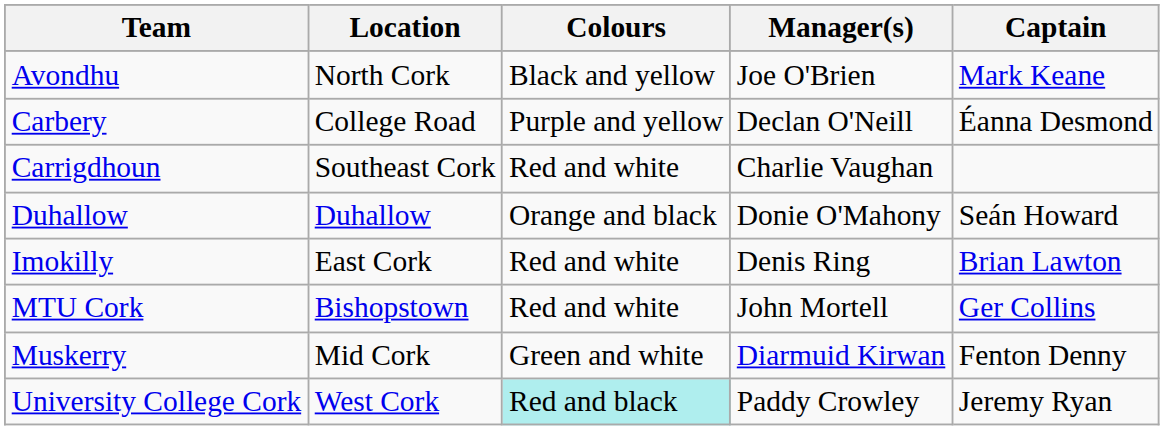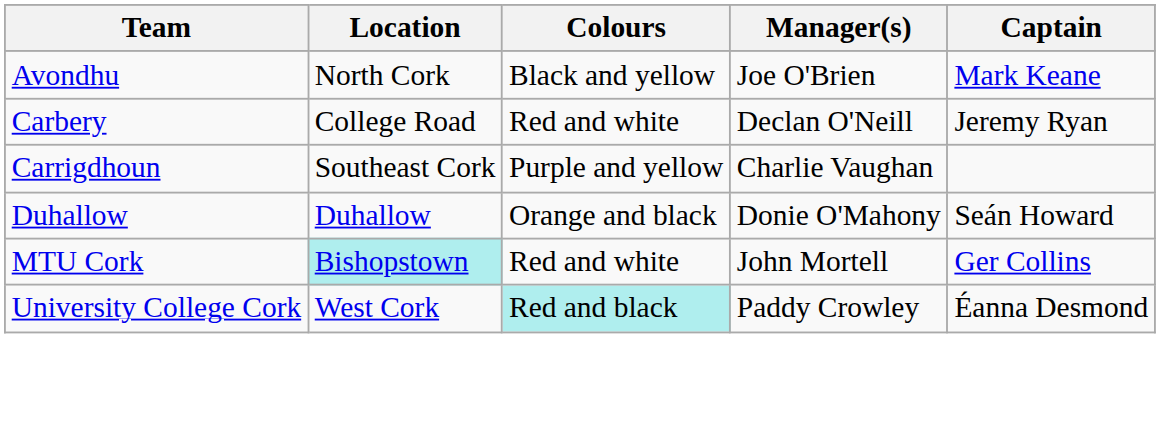(616, 121) Purple and yellow -> (594, 121) Red and white
(1056, 121) Éanna Desmond -> (1031, 121) Jeremy Ryan
(594, 167) Red and white -> (616, 167) Purple and yellow
- row: (62, 261)
(392, 307) no background -> (392, 261) paleturquoise background
- row: (69, 354)
(1036, 401) Jeremy Ryan -> (1051, 307) Éanna Desmond
